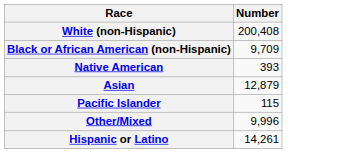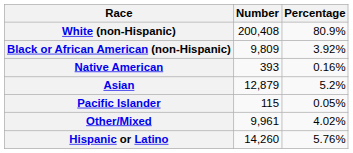+ column: (315, 13)
(265, 49) 9,709 -> (265, 49) 9,809
(265, 121) 9,996 -> (265, 121) 9,961
(262, 139) 14,261 -> (262, 139) 14,260
